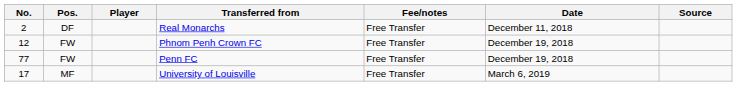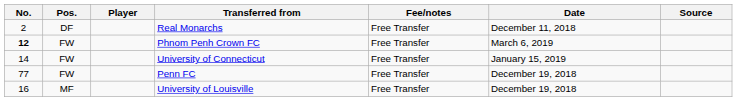(24, 43) normal -> (24, 43) bold
(530, 43) December 19, 2018 -> (522, 43) March 6, 2019
+ row: (211, 58)
(24, 74) 17 -> (24, 89) 16
(519, 74) March 6, 2019 -> (534, 89) December 19, 2018
